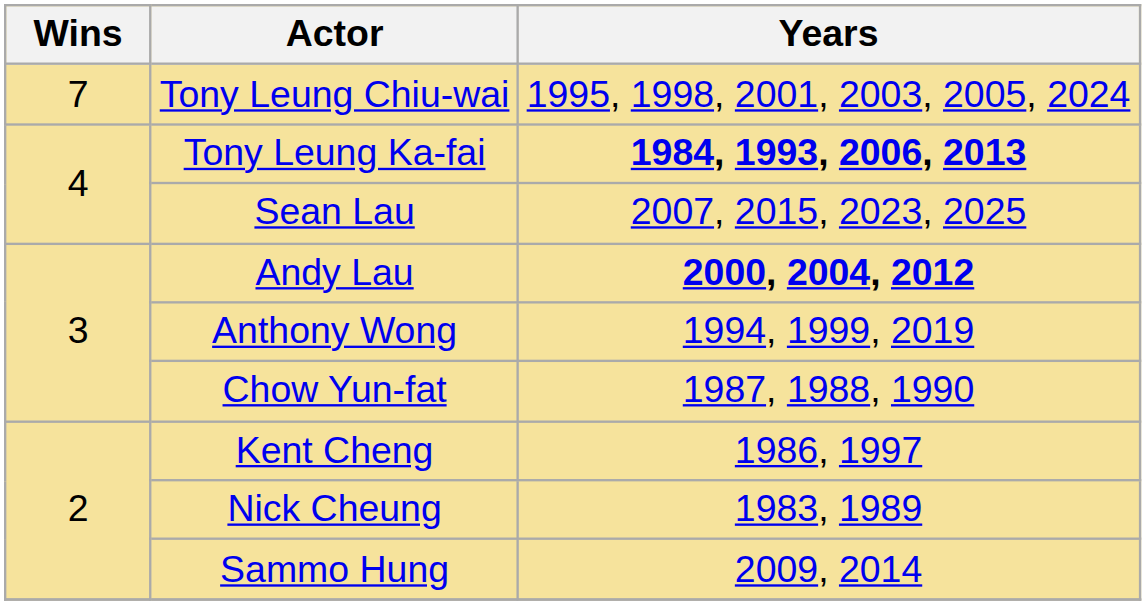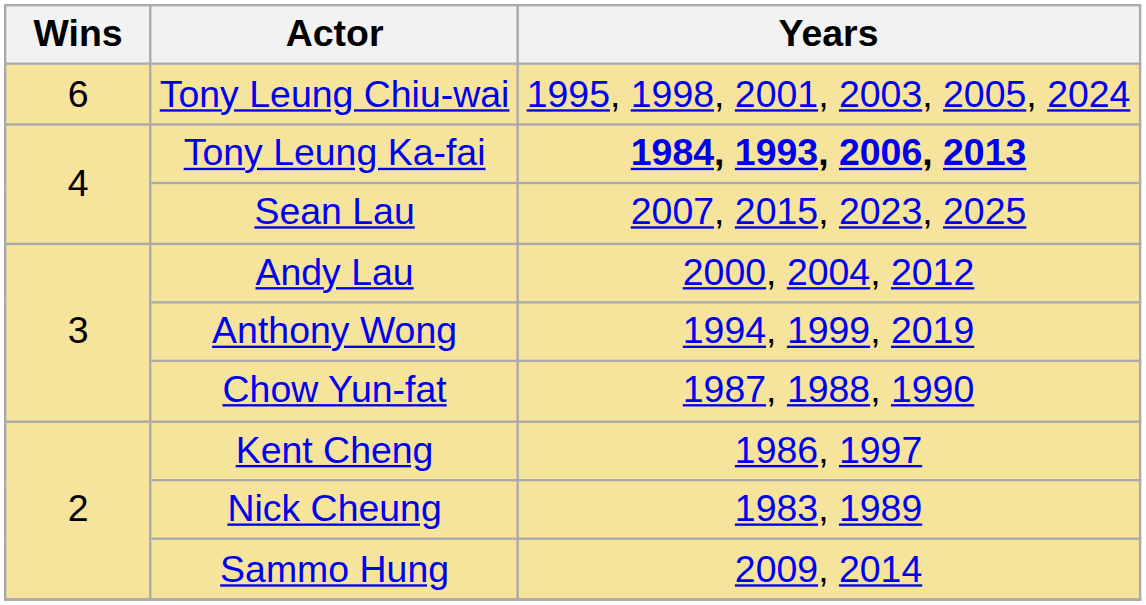(78, 93) 7 -> (78, 93) 6
(829, 271) bold -> (829, 271) normal
